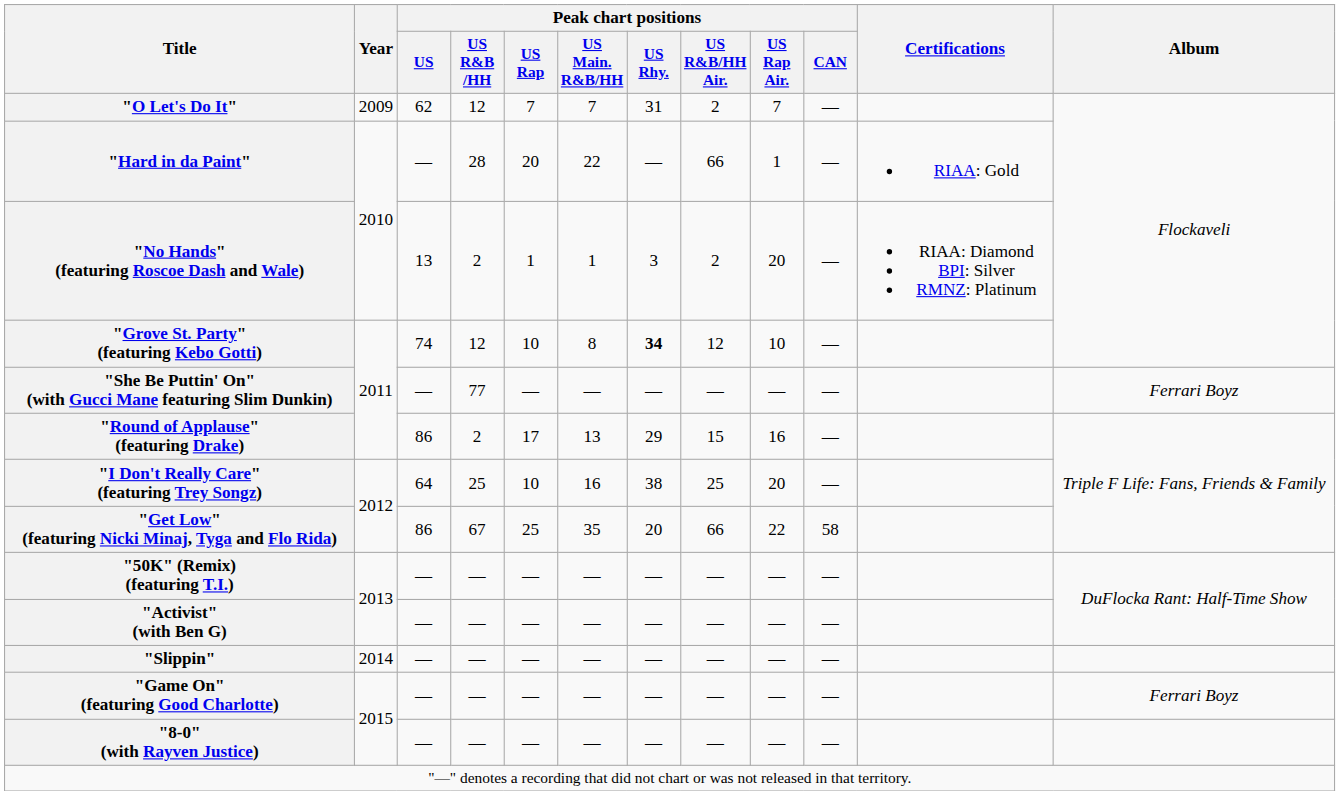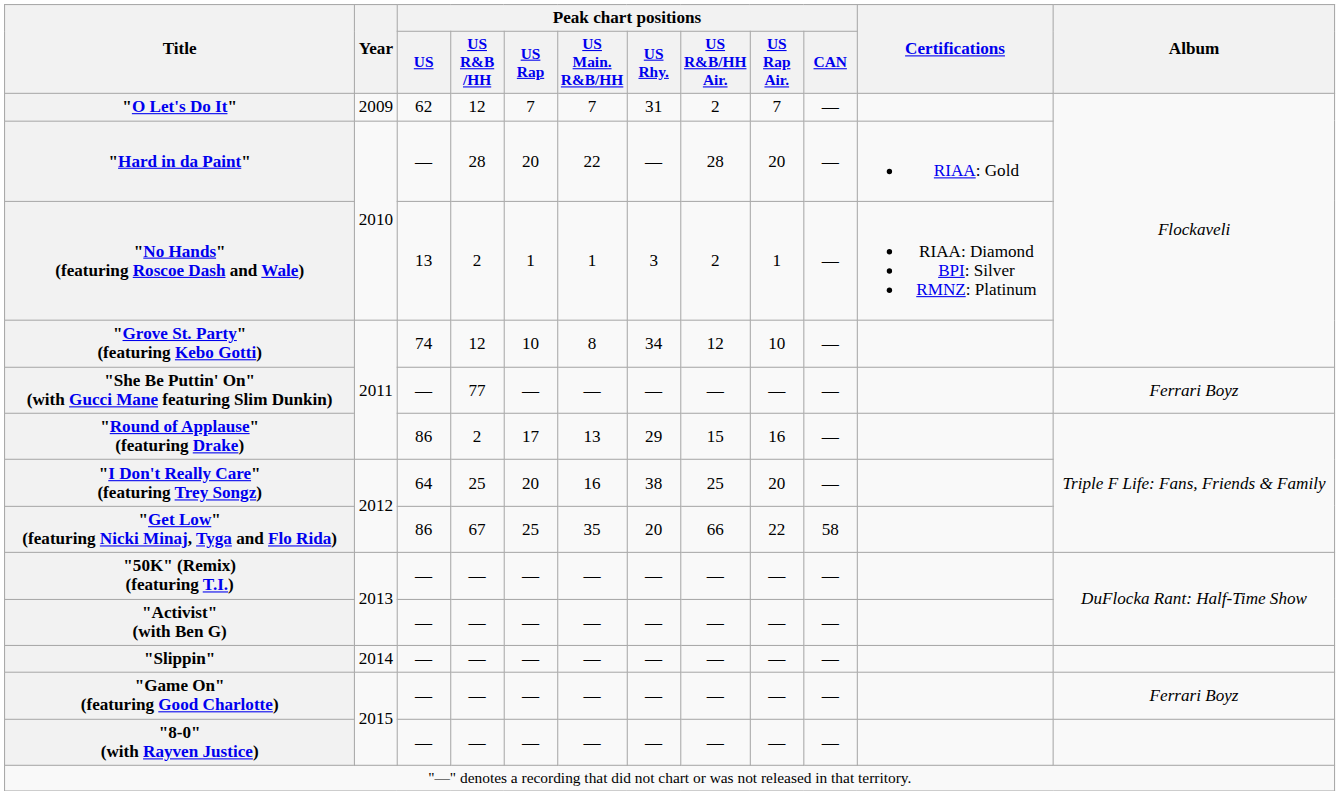(715, 160) 66 -> (715, 160) 28
(777, 160) 1 -> (777, 160) 20
(777, 260) 20 -> (777, 260) 1
(654, 343) bold -> (654, 343) normal
(531, 482) 10 -> (531, 482) 20
